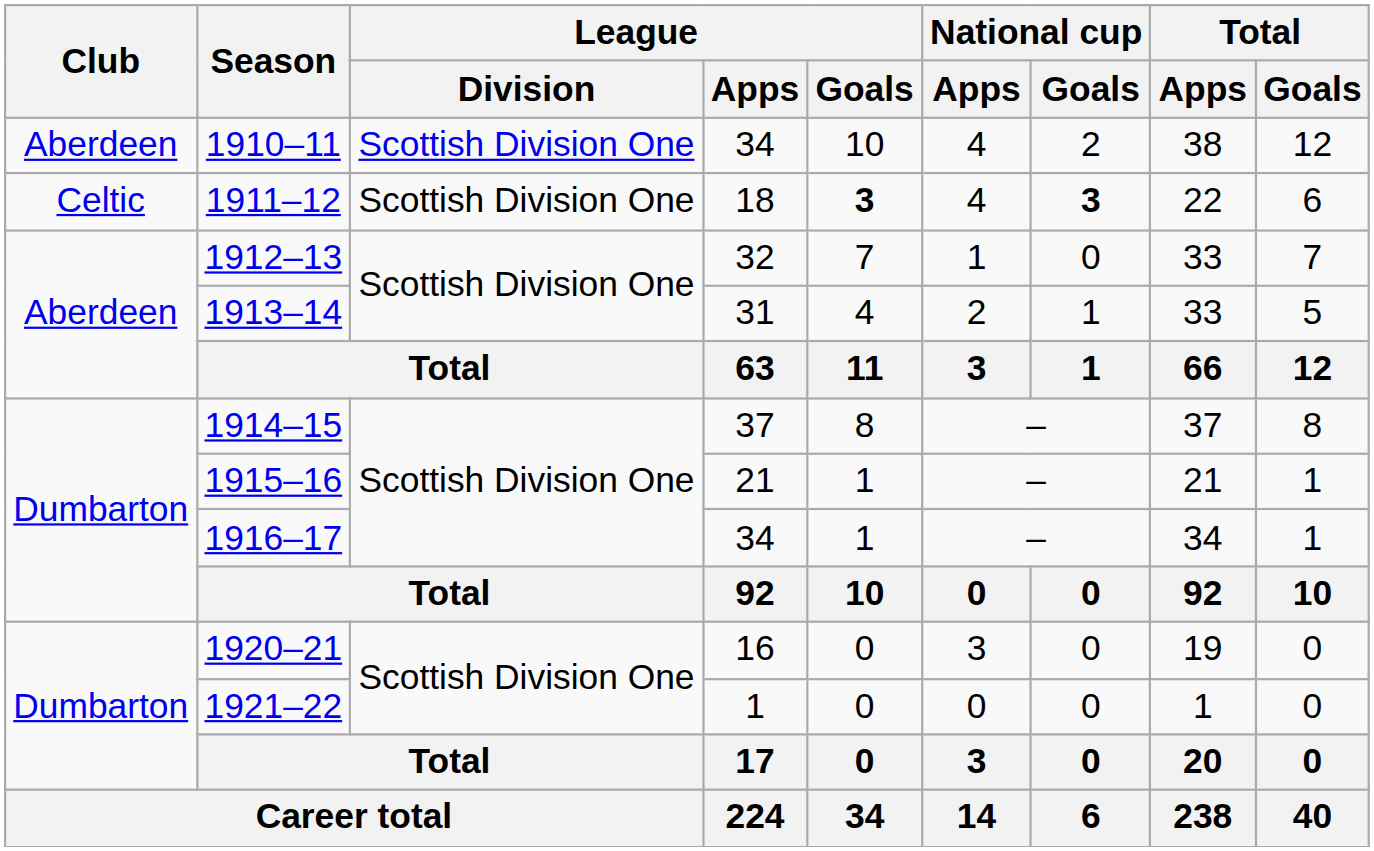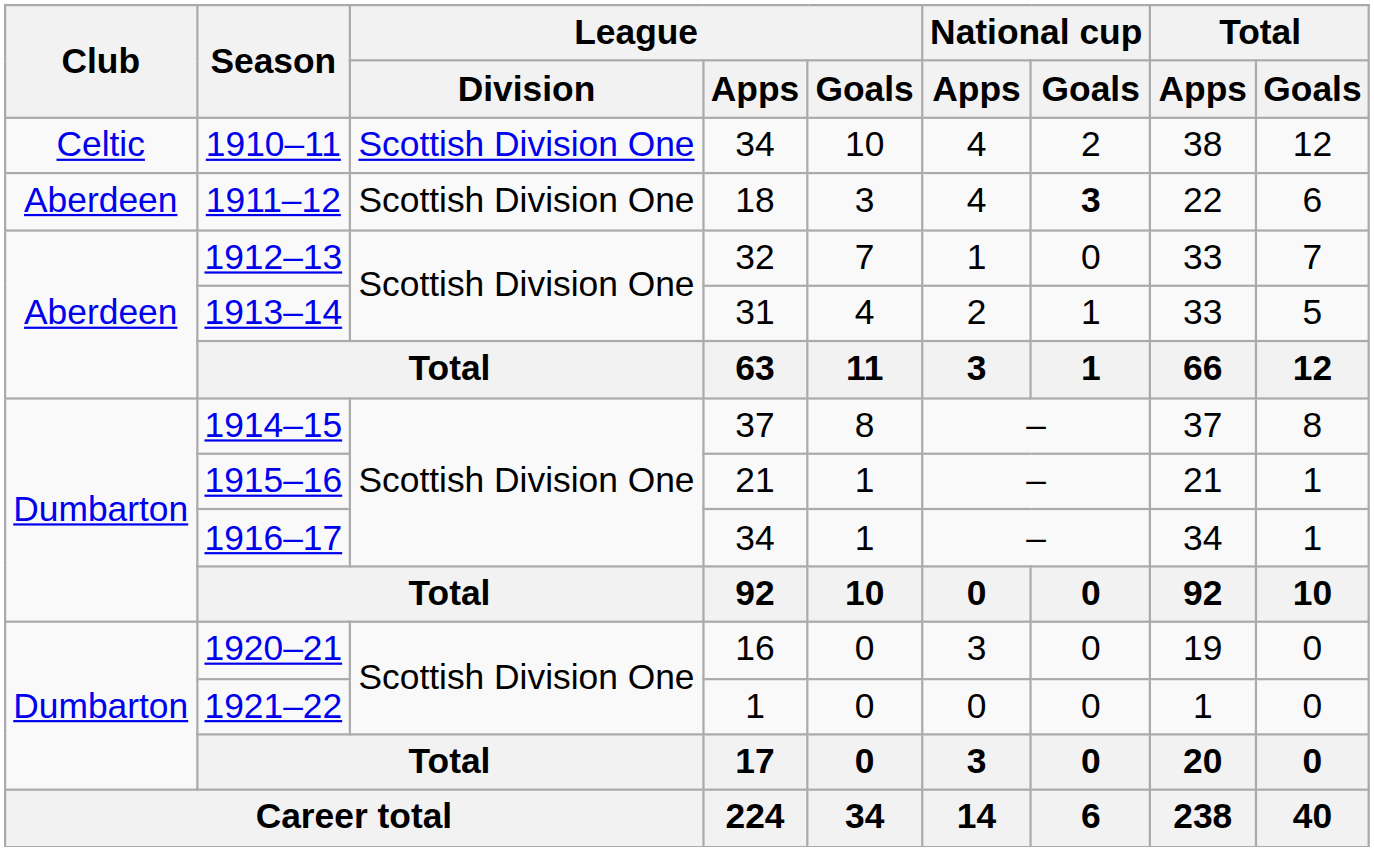(101, 144) Aberdeen -> (101, 144) Celtic
(101, 200) Celtic -> (101, 200) Aberdeen
(865, 200) bold -> (865, 200) normal
